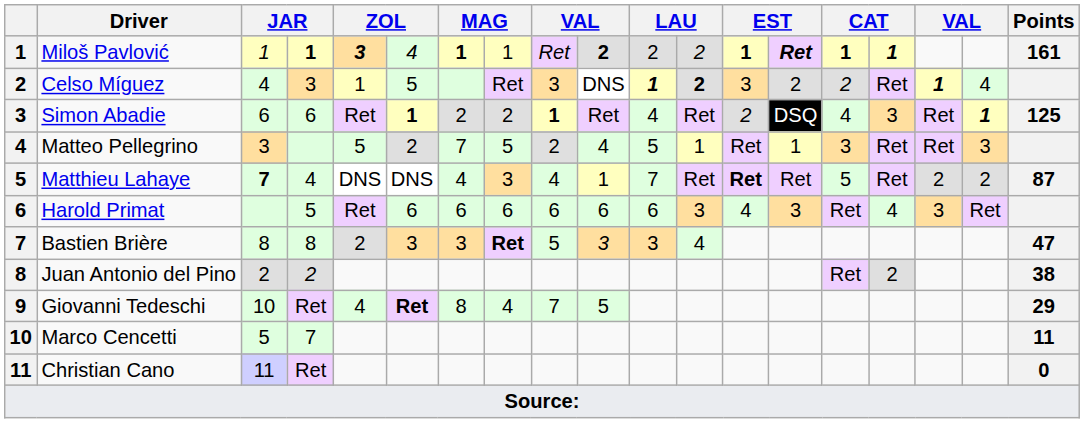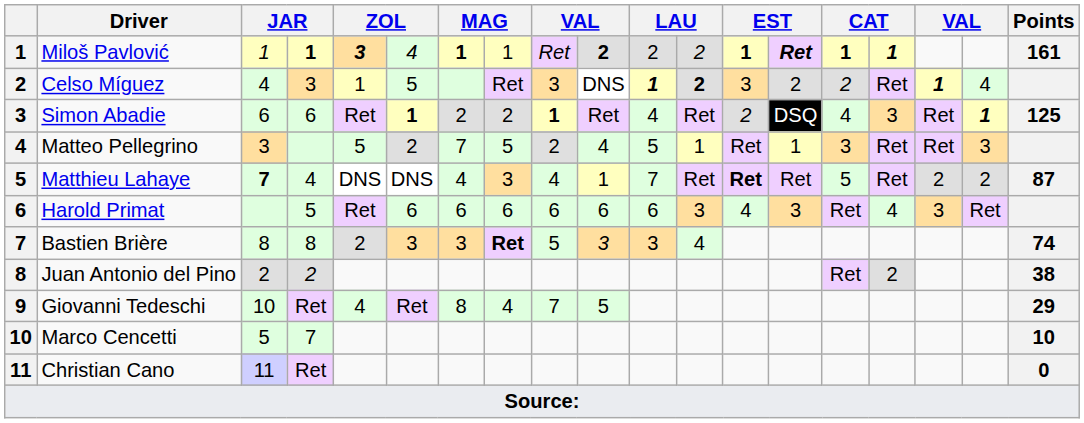(1044, 242) 47 -> (1044, 242) 74
(412, 306) bold -> (412, 306) normal
(1044, 337) 11 -> (1044, 337) 10
